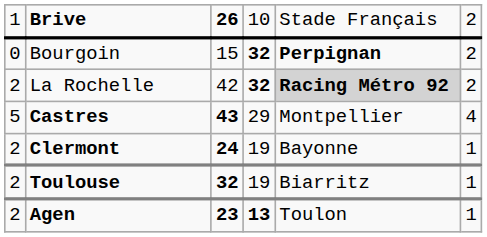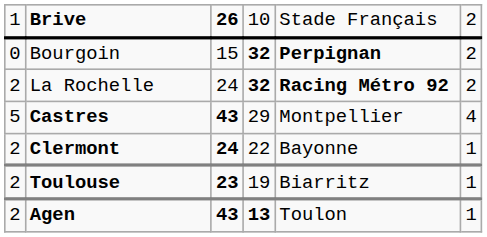(227, 85) 42 -> (227, 85) 24
(364, 85) lightgrey background -> (364, 85) no background
(259, 149) 19 -> (259, 149) 22
(227, 182) 32 -> (227, 182) 23
(227, 215) 23 -> (227, 215) 43
